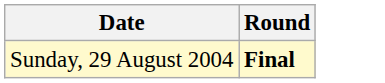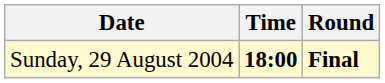+ column: (271, 22)
